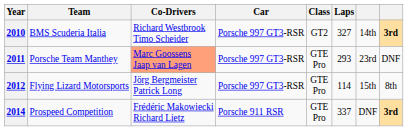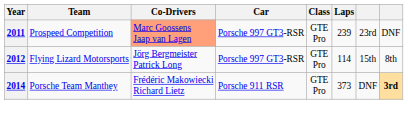- row: (16, 33)
(74, 60) Porsche Team Manthey -> (71, 33) Prospeed Competition
(344, 60) 293 -> (344, 33) 239
(71, 113) Prospeed Competition -> (74, 86) Porsche Team Manthey
(344, 113) 337 -> (344, 86) 373
